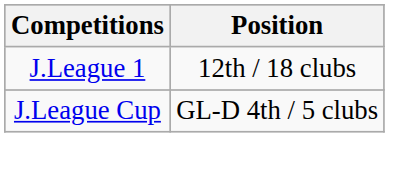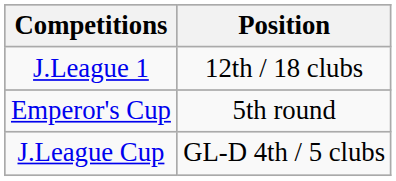+ row: (91, 110)
